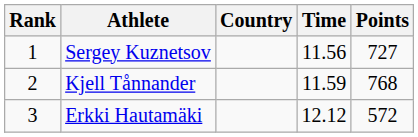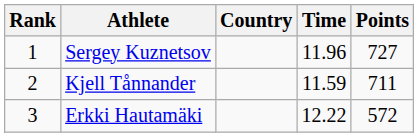(324, 52) 11.56 -> (324, 52) 11.96
(382, 83) 768 -> (382, 83) 711
(324, 115) 12.12 -> (324, 115) 12.22
